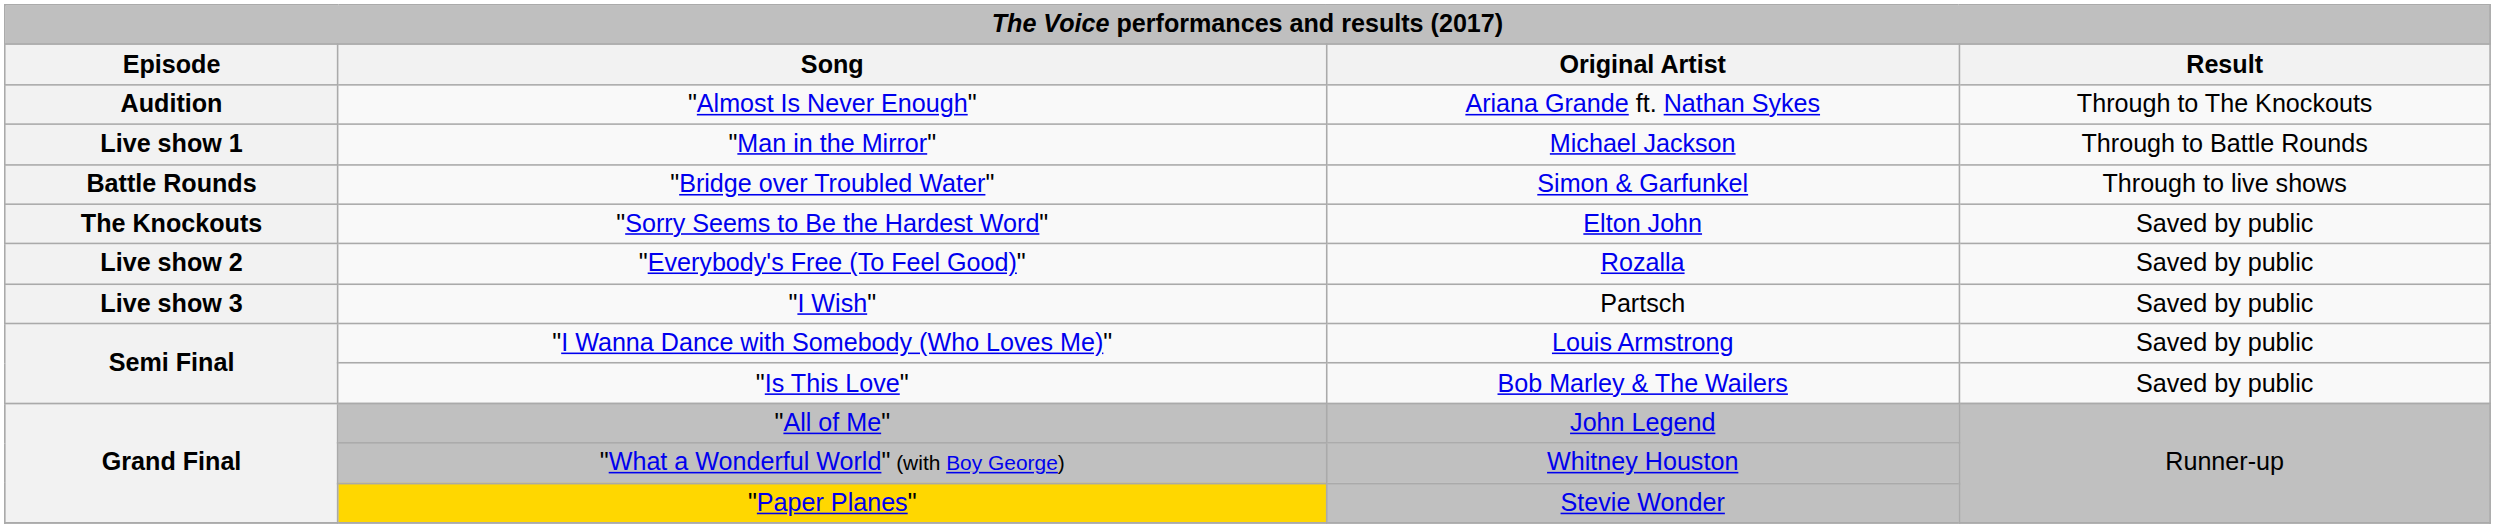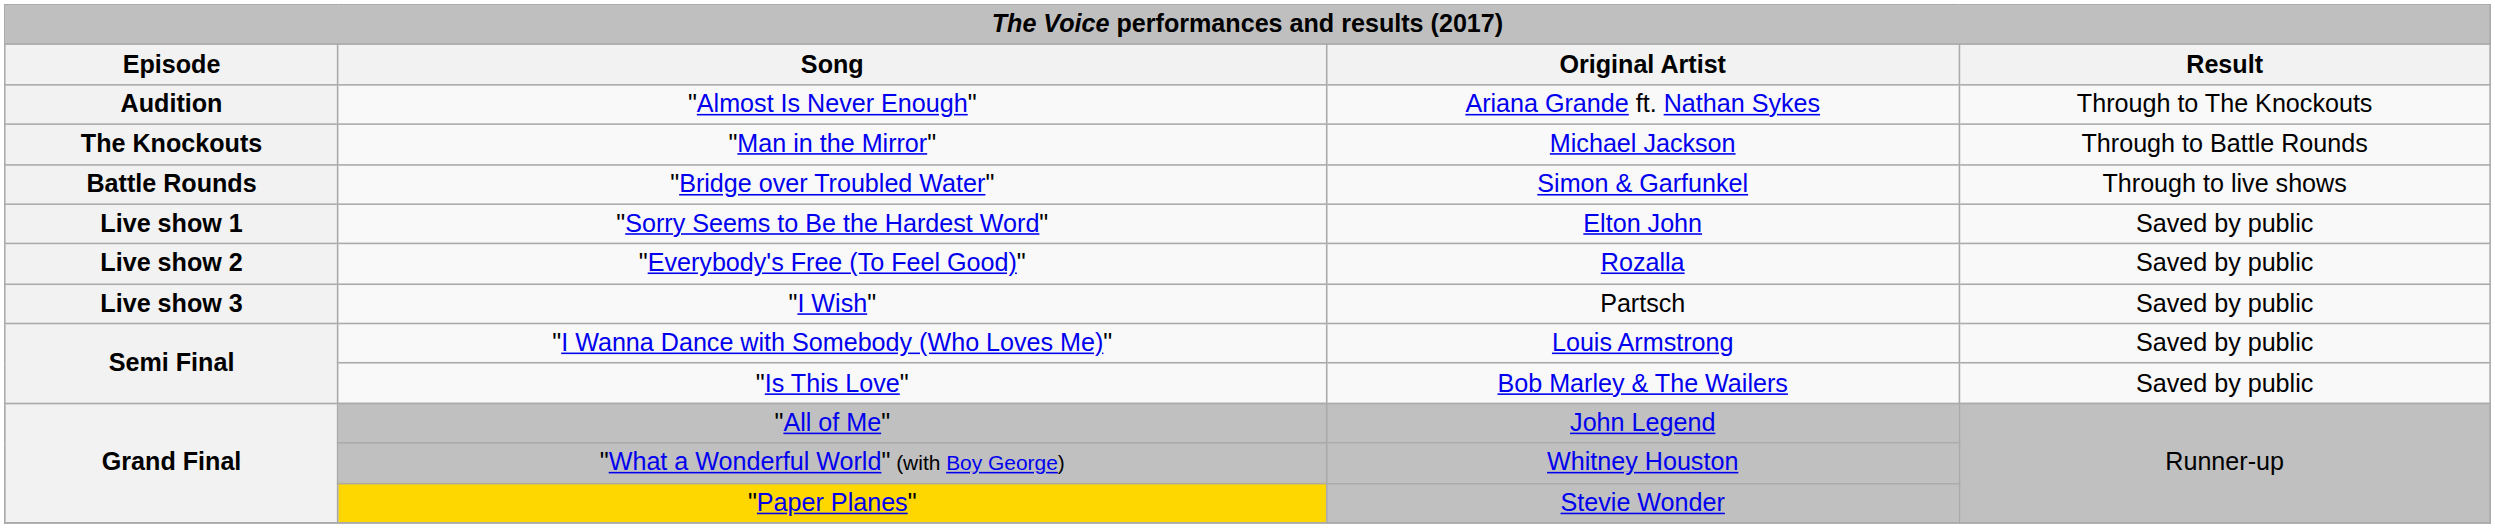(172, 143) Live show 1 -> (172, 143) The Knockouts
(172, 223) The Knockouts -> (172, 223) Live show 1
